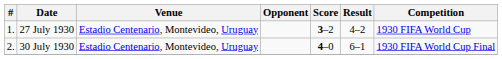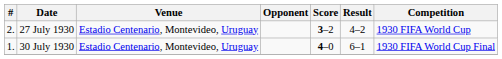(11, 29) 1. -> (11, 29) 2.
(11, 46) 2. -> (11, 46) 1.
